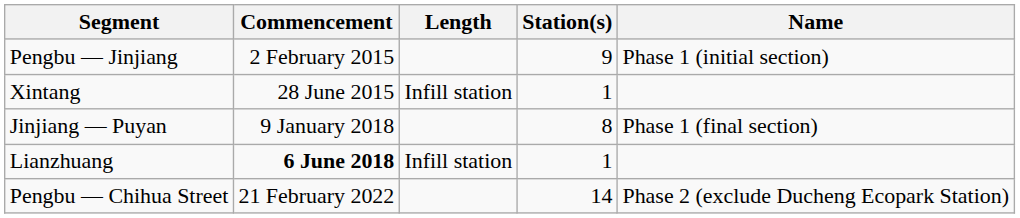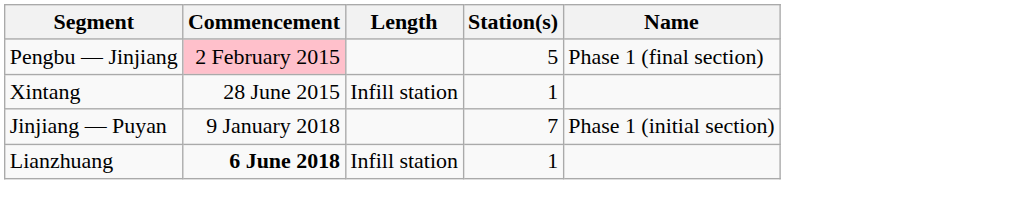(322, 56) no background -> (268, 56) pink background
(607, 56) 9 -> (553, 56) 5
(726, 56) Phase 1 (initial section) -> (666, 56) Phase 1 (final section)
(607, 126) 8 -> (553, 126) 7
(720, 126) Phase 1 (final section) -> (671, 126) Phase 1 (initial section)
- row: (119, 195)
